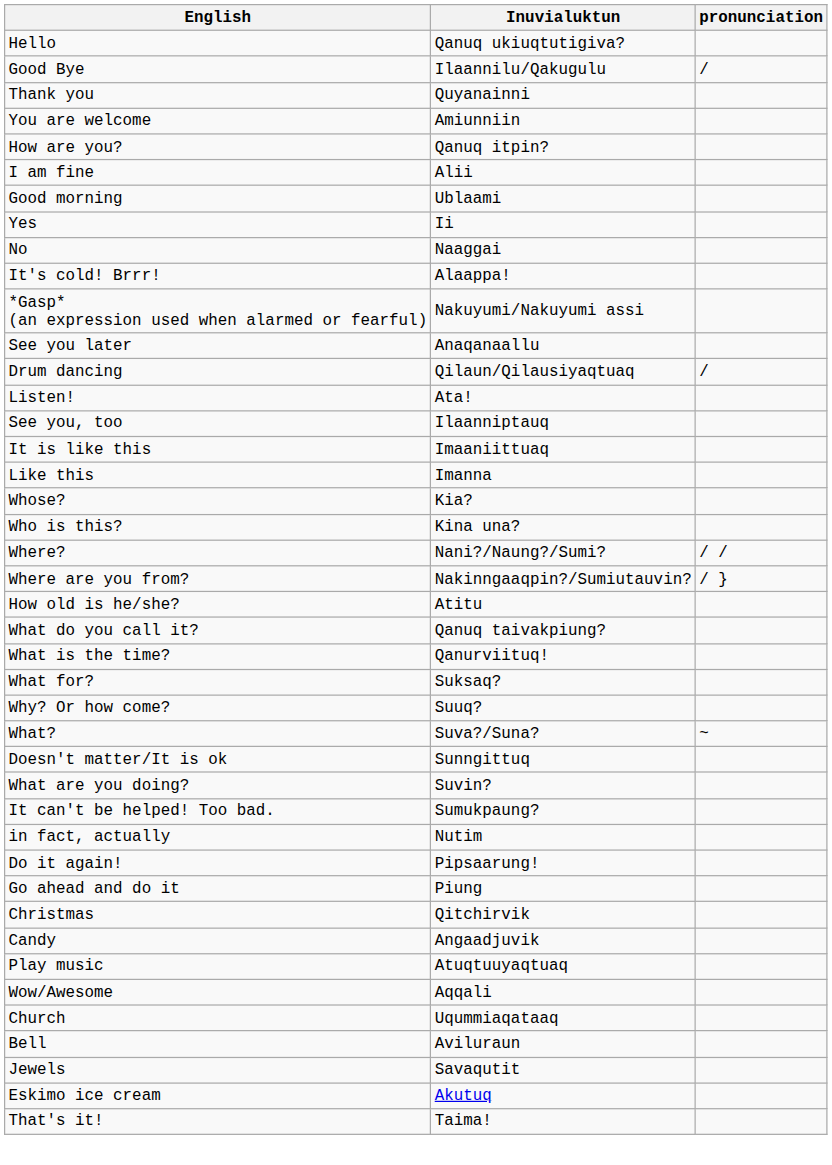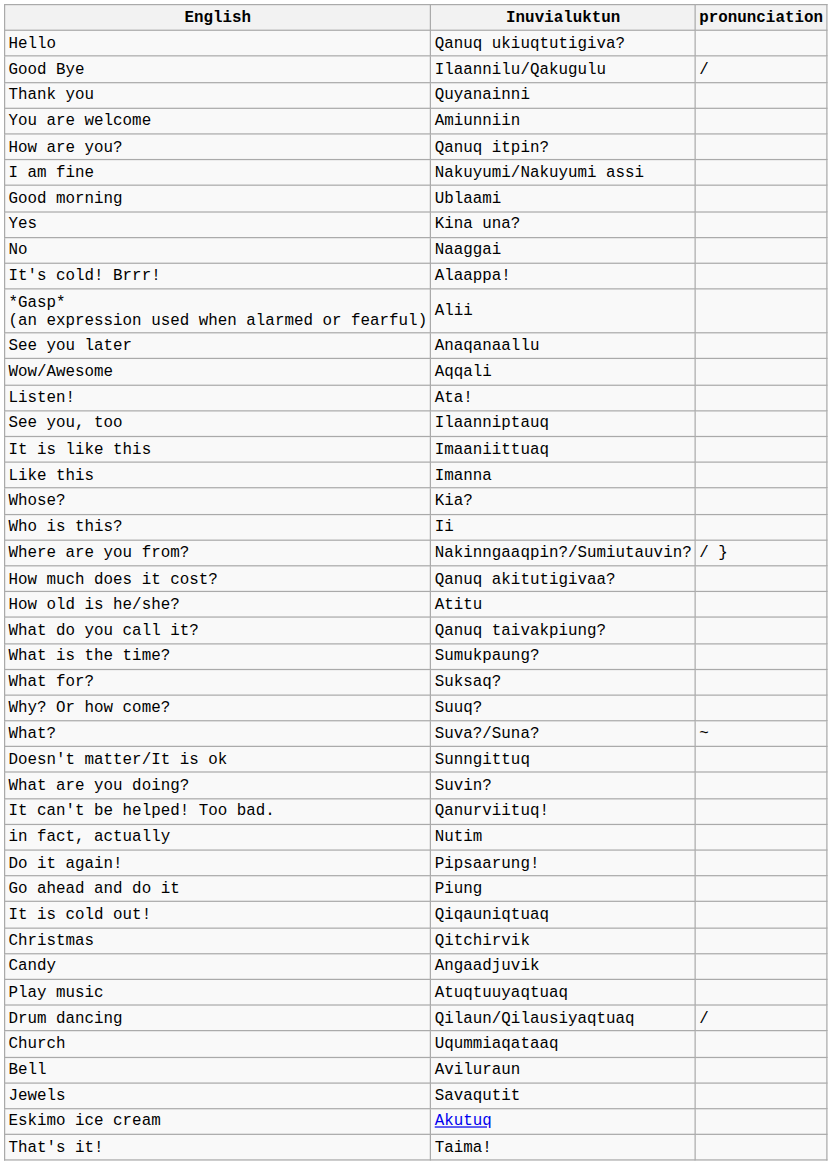(454, 173) Alii -> (539, 173) Nakuyumi/Nakuyumi assi
(444, 224) Ii -> (478, 224) Kina una?
(539, 311) Nakuyumi/Nakuyumi assi -> (454, 311) Alii
rows swapped: (61, 992) <-> (65, 372)
(478, 527) Kina una? -> (444, 527) Ii
- row: (37, 553)
+ row: (113, 579)
(492, 656) Qanurviituq! -> (487, 656) Sumukpaung?
(487, 811) Sumukpaung? -> (492, 811) Qanurviituq!
+ row: (80, 915)
